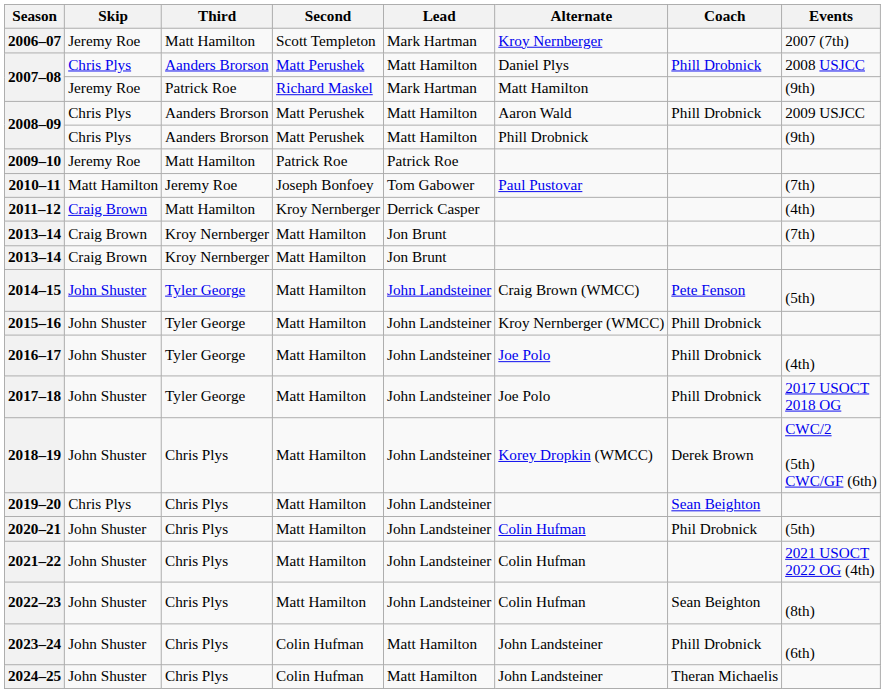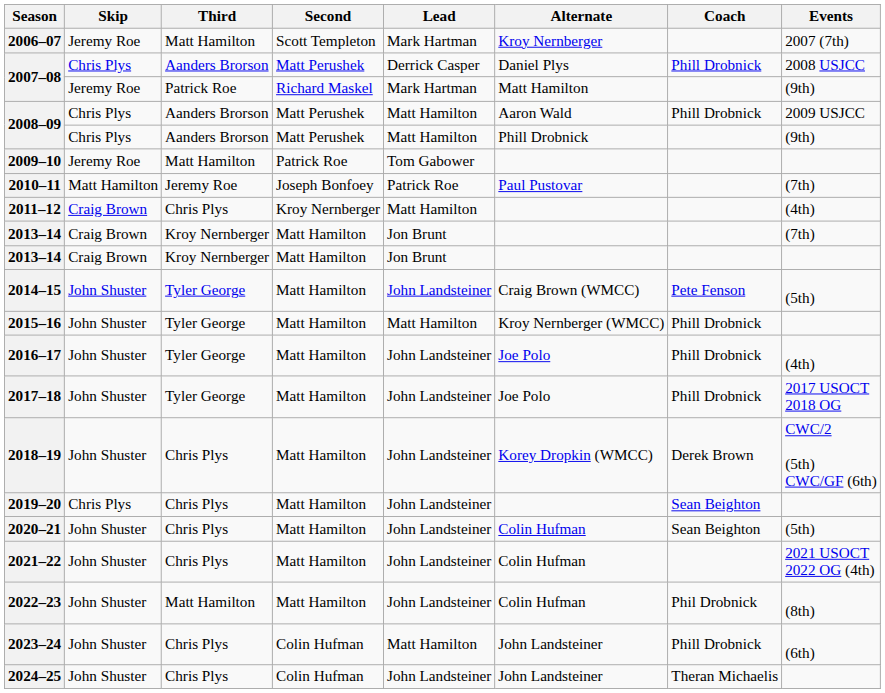(432, 64) Matt Hamilton -> (433, 64) Derrick Casper
(423, 161) Patrick Roe -> (431, 161) Tom Gabower
(431, 185) Tom Gabower -> (423, 185) Patrick Roe
(210, 209) Matt Hamilton -> (197, 209) Chris Plys
(433, 209) Derrick Casper -> (432, 209) Matt Hamilton
(439, 322) John Landsteiner -> (432, 322) Matt Hamilton
(714, 528) Phil Drobnick -> (716, 528) Sean Beighton
(197, 602) Chris Plys -> (210, 602) Matt Hamilton
(716, 602) Sean Beighton -> (714, 602) Phil Drobnick
(432, 676) Matt Hamilton -> (439, 676) John Landsteiner
